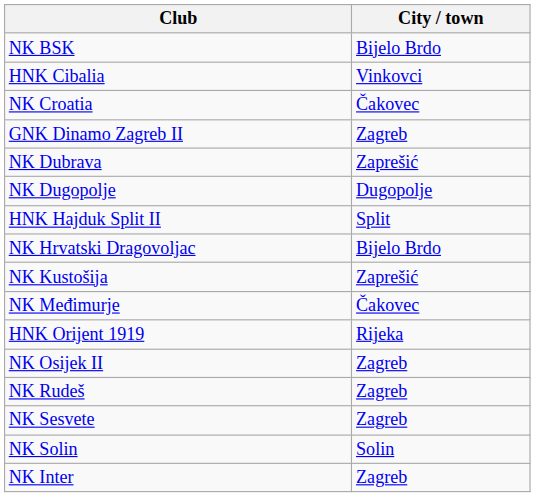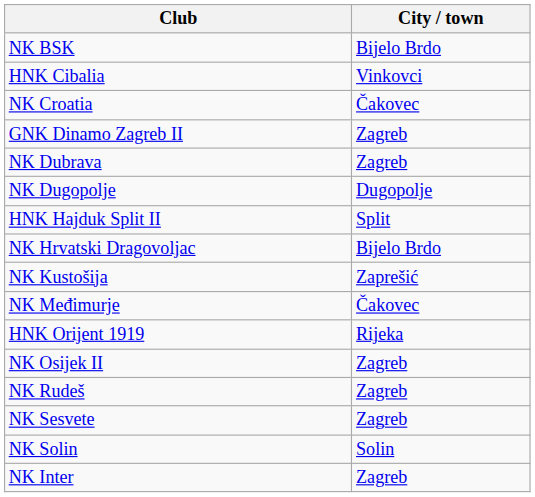(387, 162) Zaprešić -> (382, 162) Zagreb
